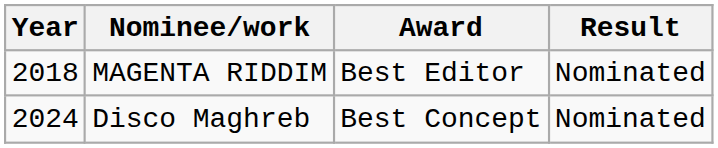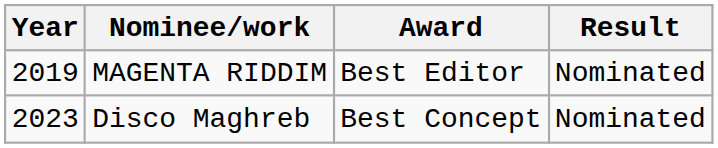(45, 73) 2018 -> (45, 73) 2019
(45, 119) 2024 -> (45, 119) 2023
